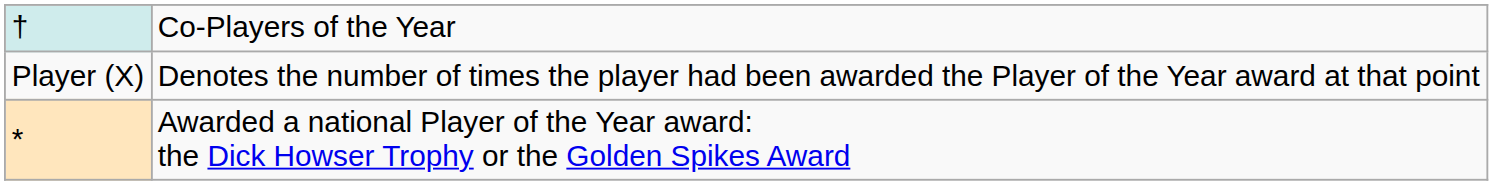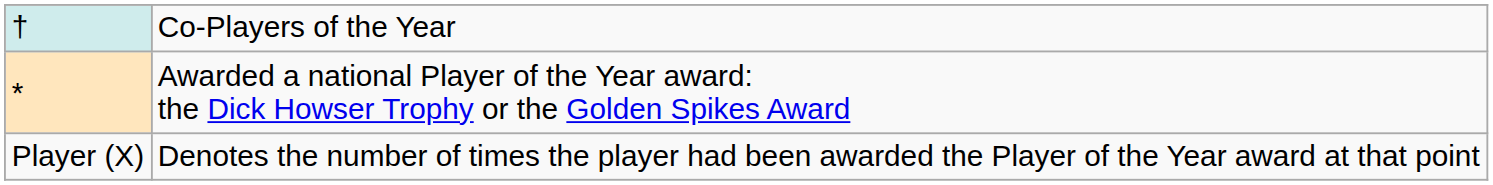rows swapped: (18, 139) <-> (78, 75)
